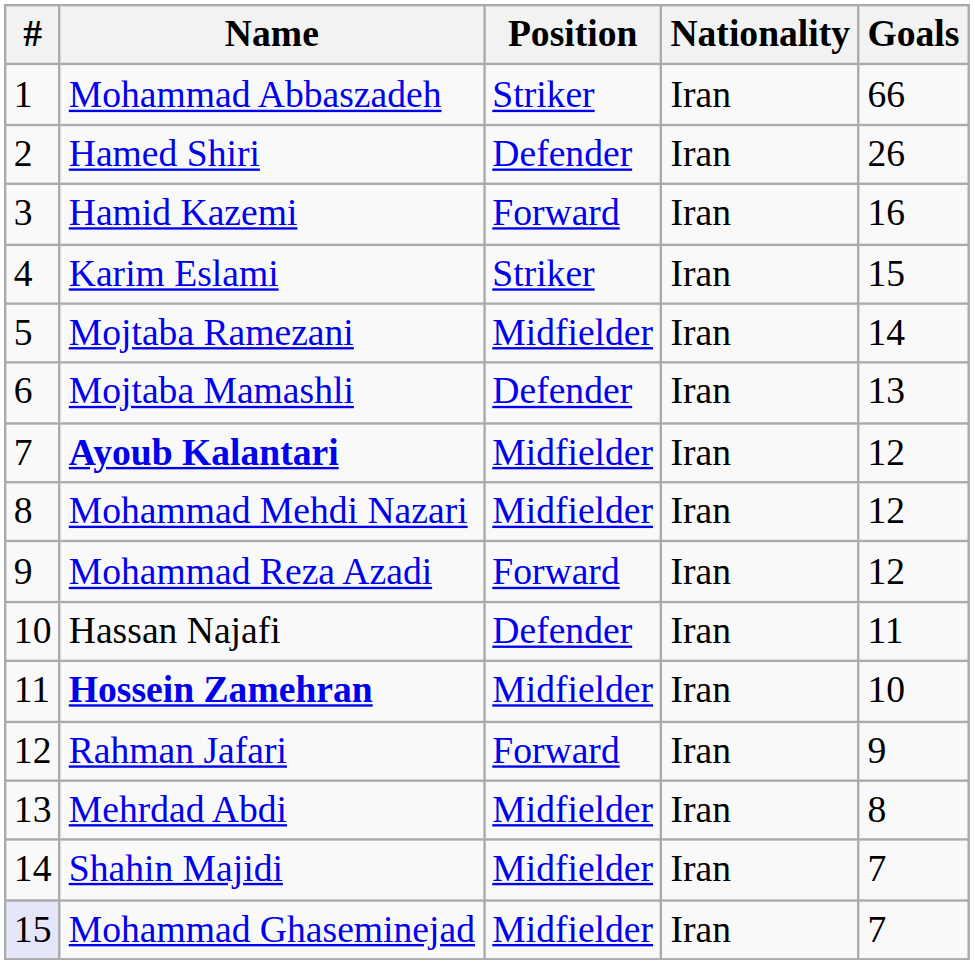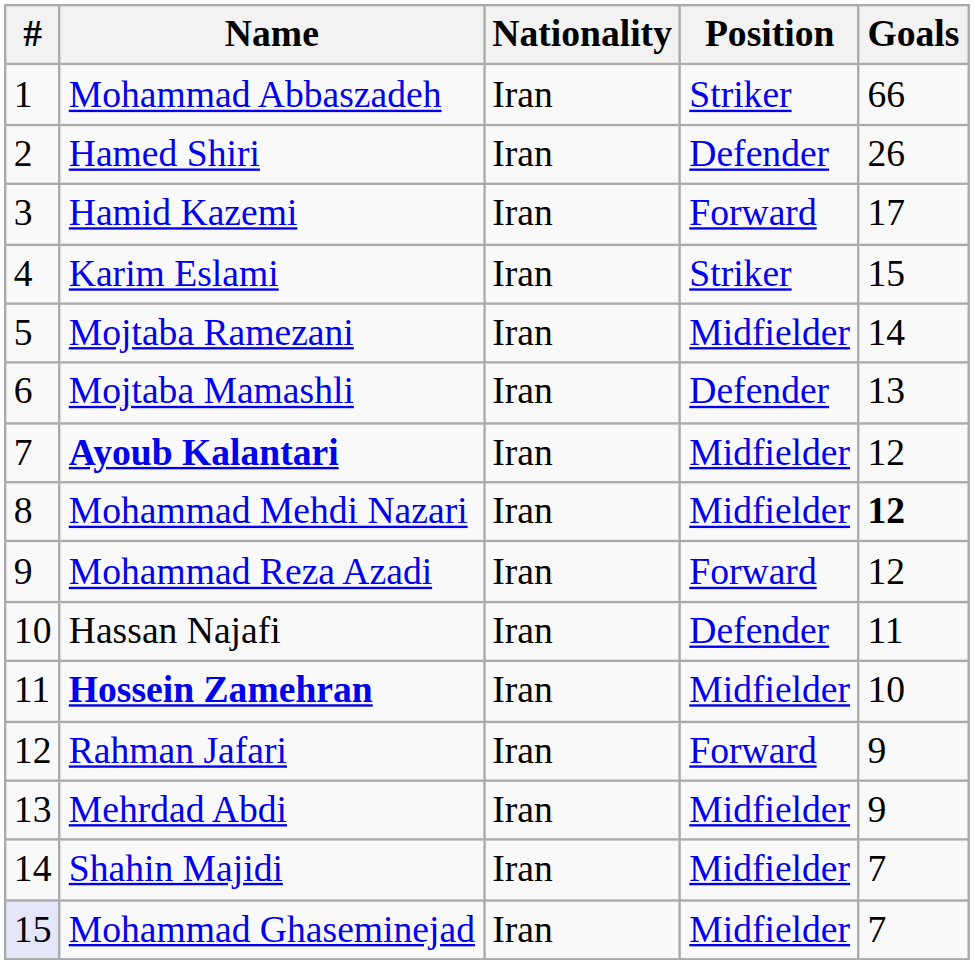columns swapped: (760, 34) <-> (573, 34)
(886, 213) 16 -> (886, 213) 17
(886, 511) normal -> (886, 511) bold
(877, 809) 8 -> (877, 809) 9
